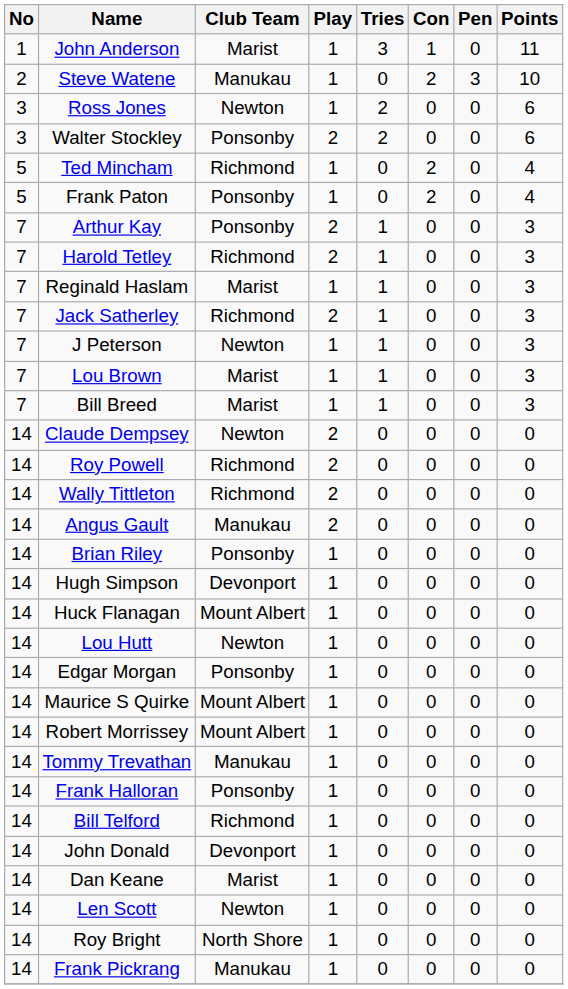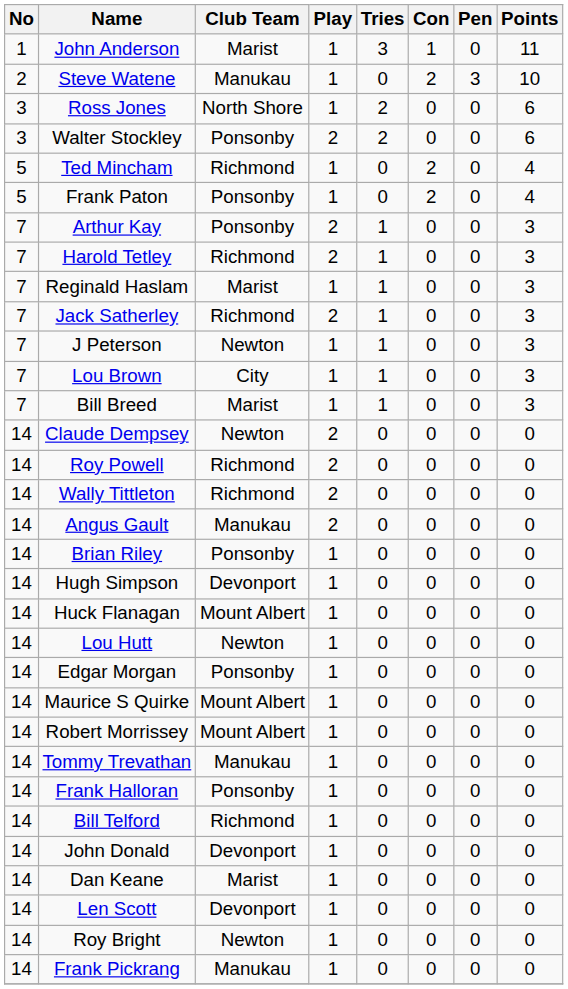(252, 108) Newton -> (252, 108) North Shore
(252, 375) Marist -> (252, 375) City
(252, 910) Newton -> (252, 910) Devonport
(252, 939) North Shore -> (252, 939) Newton
